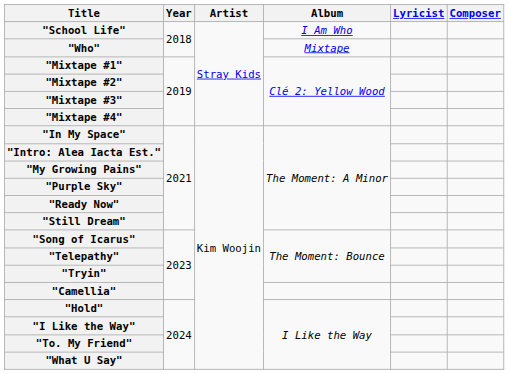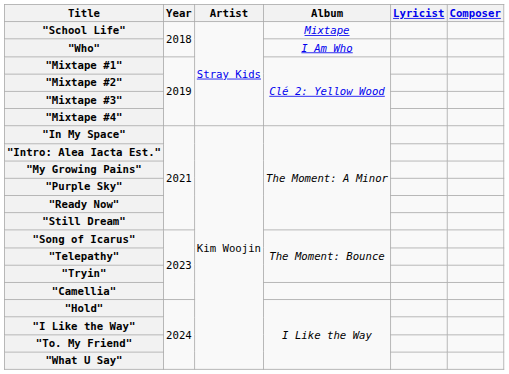(327, 30) I Am Who -> (327, 30) Mixtape
(327, 48) Mixtape -> (327, 48) I Am Who
